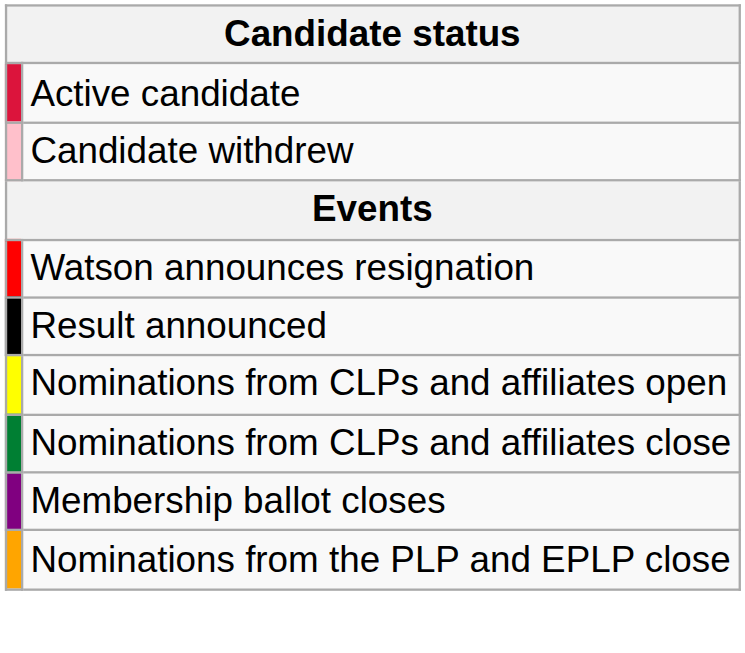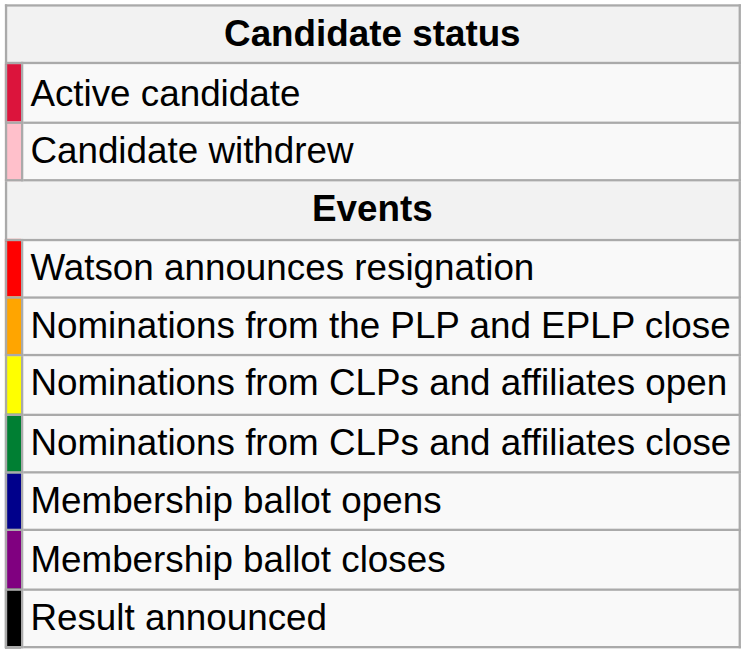rows swapped: (381, 559) <-> (179, 325)
+ row: (236, 500)
